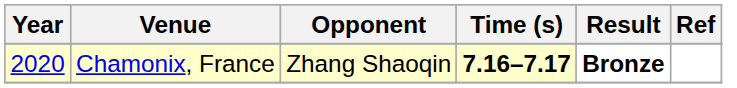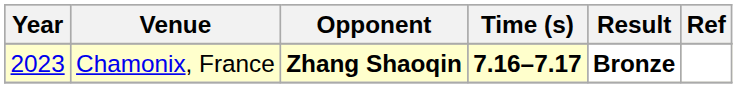(38, 63) 2020 -> (38, 63) 2023
(369, 63) normal -> (374, 63) bold
